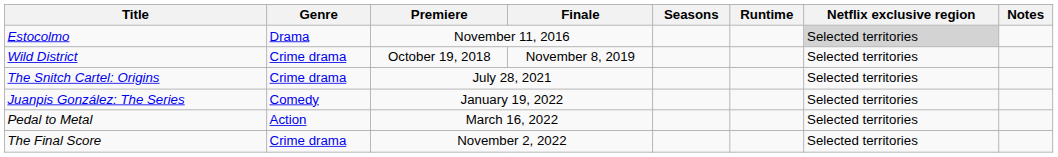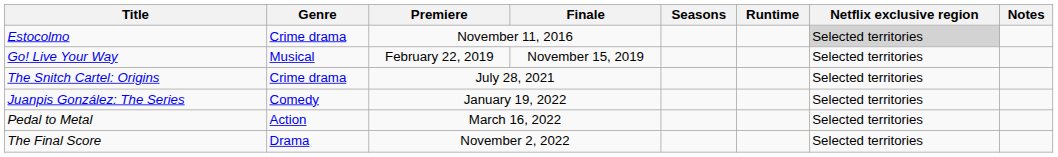(289, 36) Drama -> (308, 36) Crime drama
- row: (42, 57)
+ row: (63, 57)
(308, 141) Crime drama -> (289, 141) Drama
